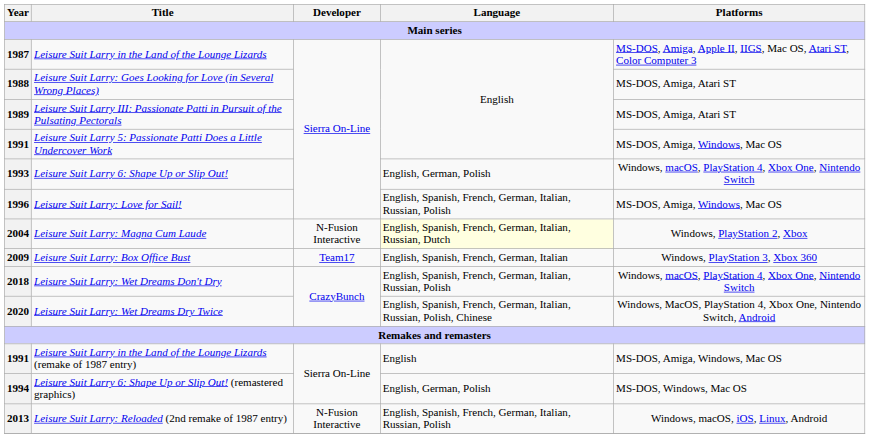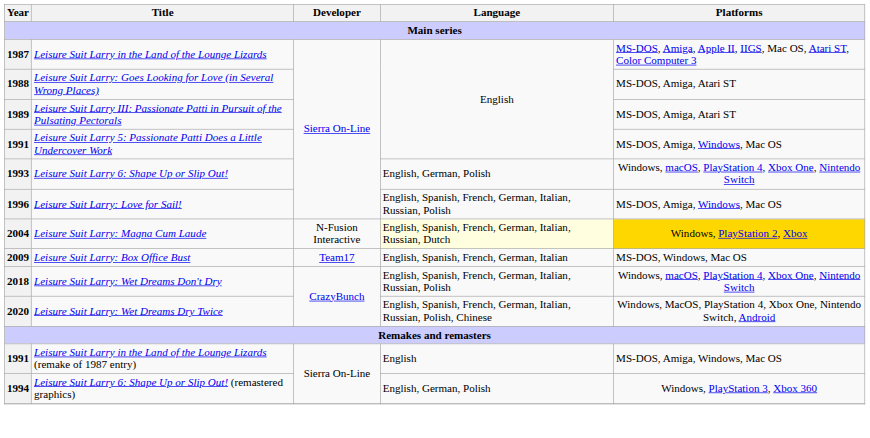(739, 234) no background -> (739, 234) gold background
(739, 257) Windows, PlayStation 3, Xbox 360 -> (682, 257) MS-DOS, Windows, Mac OS
(682, 388) MS-DOS, Windows, Mac OS -> (739, 388) Windows, PlayStation 3, Xbox 360
- row: (18, 418)
